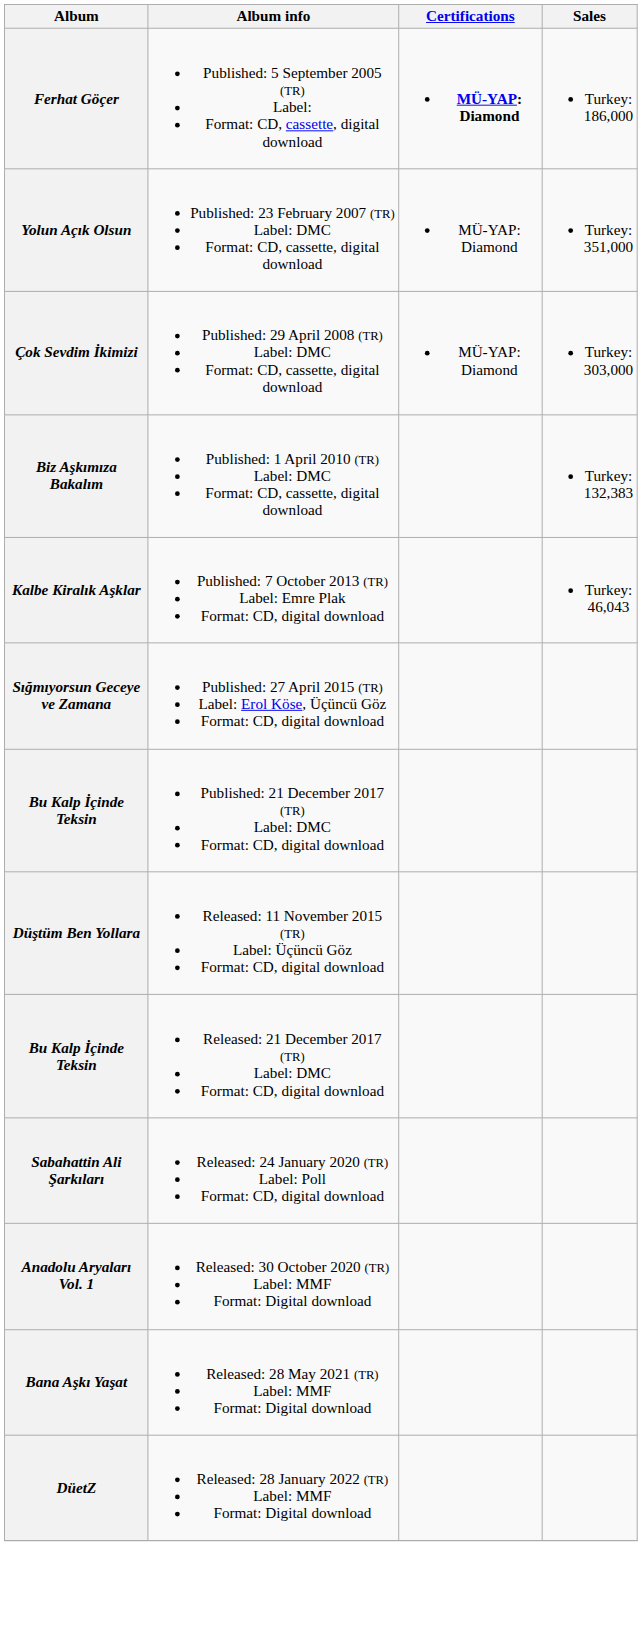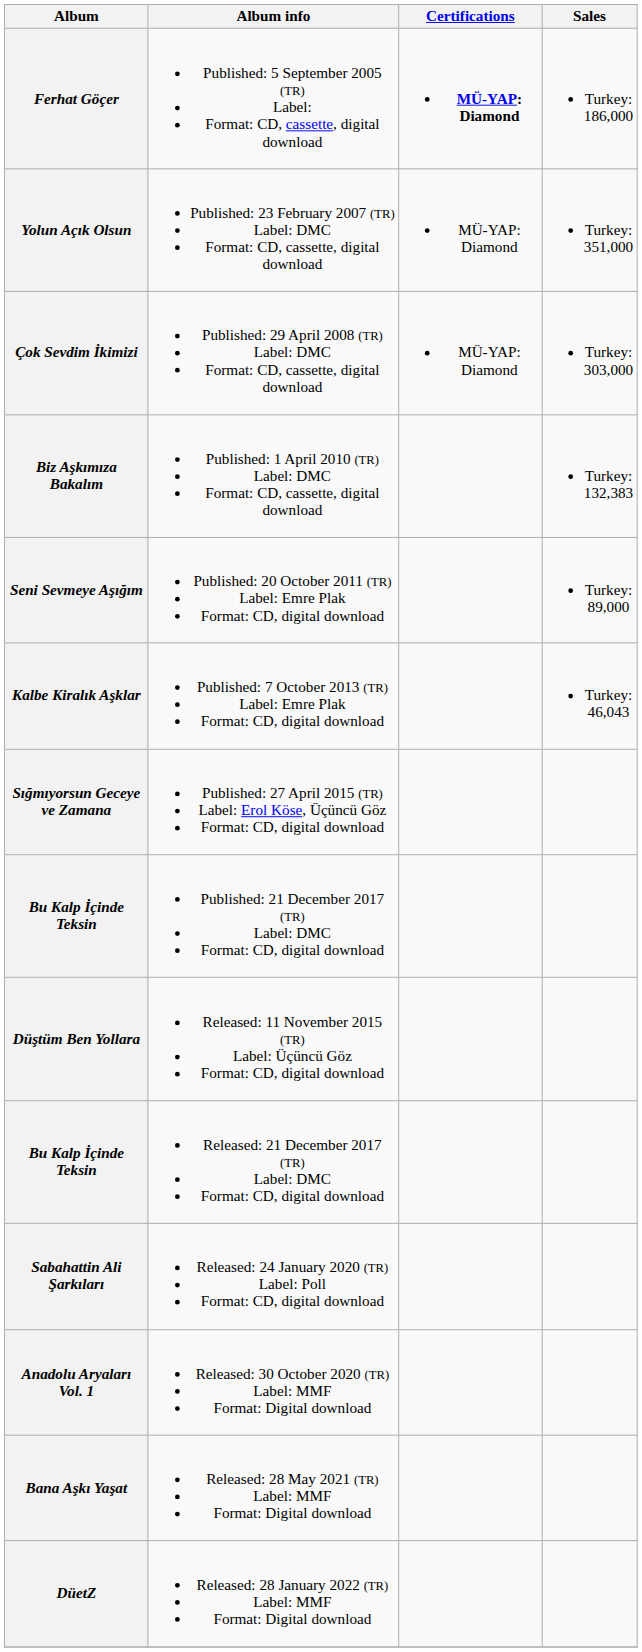+ row: (76, 590)
